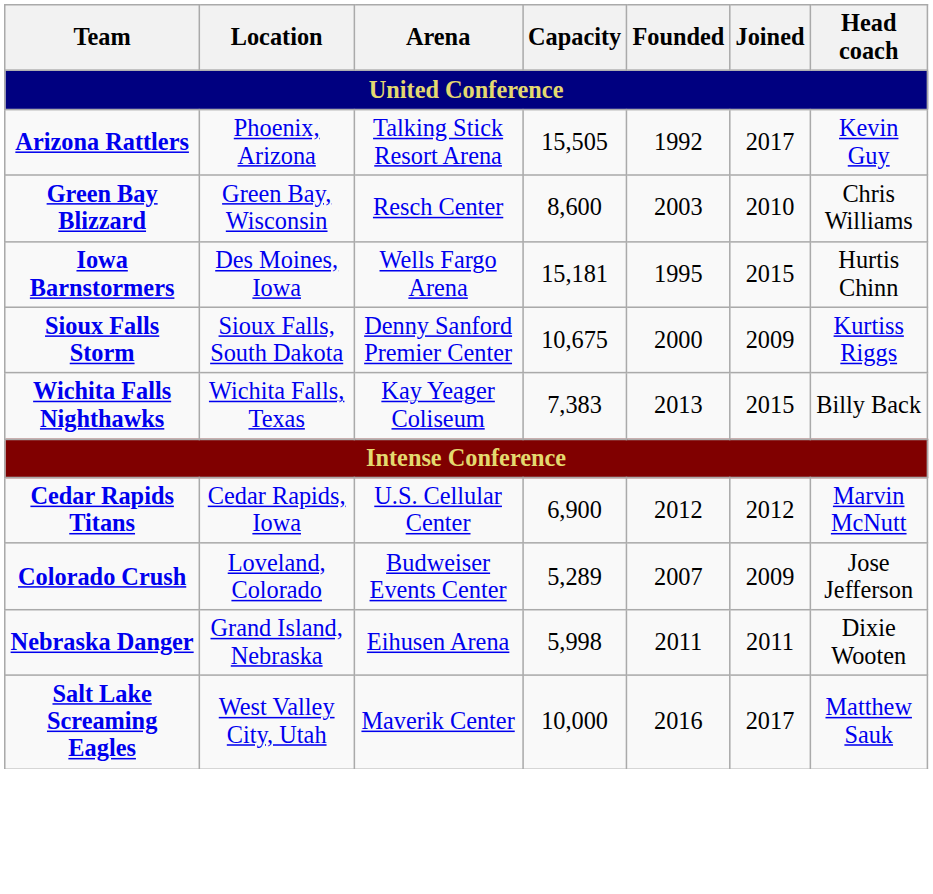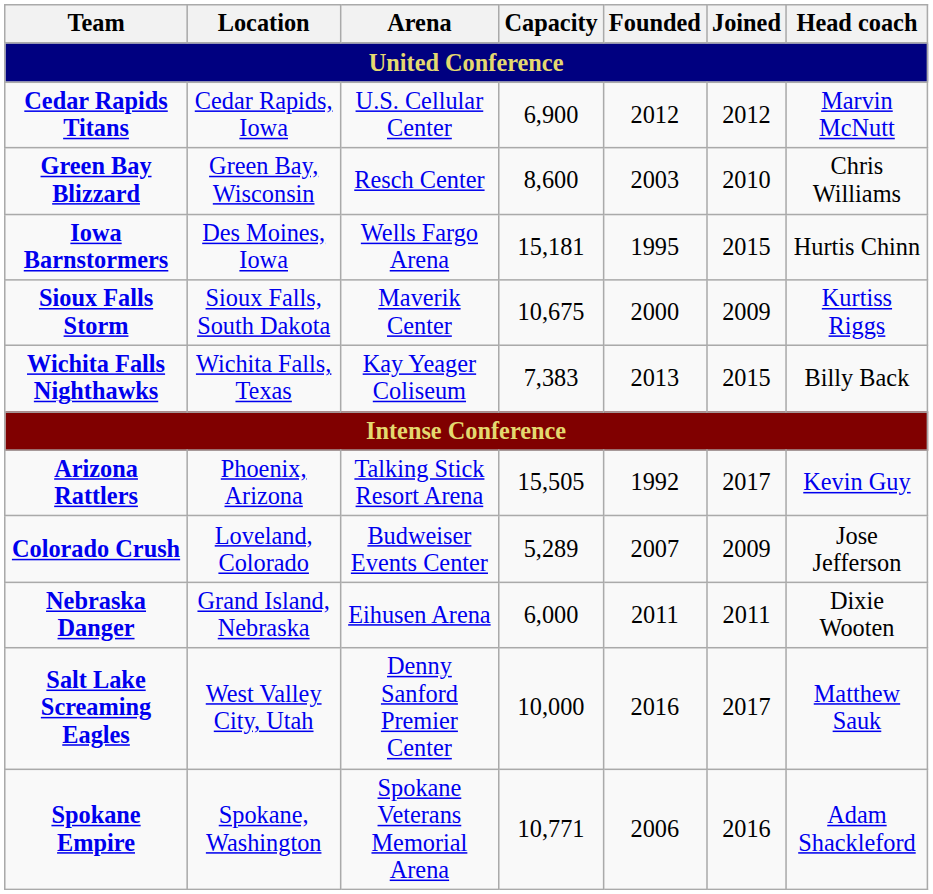rows swapped: (102, 510) <-> (102, 141)
(438, 339) Denny Sanford Premier Center -> (419, 312) Maverik Center
(575, 642) 5,998 -> (551, 614) 6,000
(438, 721) Maverik Center -> (419, 707) Denny Sanford Premier Center
+ row: (96, 828)
